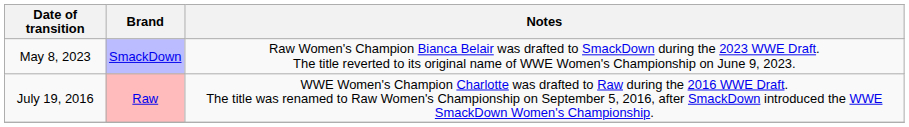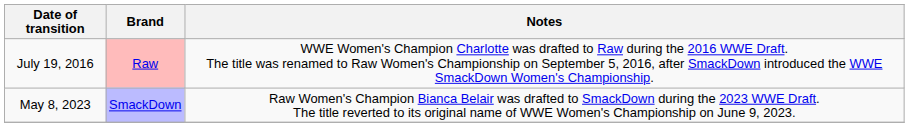rows swapped: (55, 98) <-> (55, 56)
